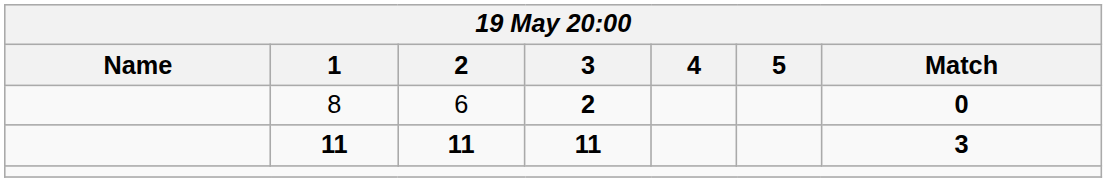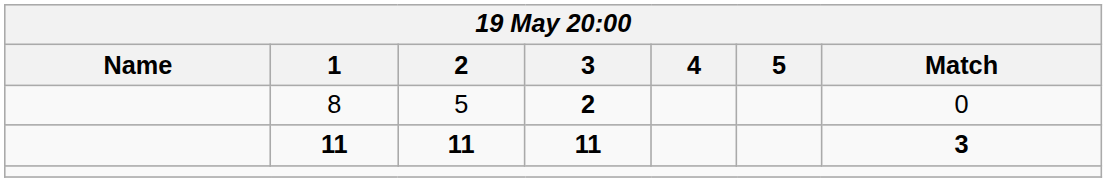(461, 104) 6 -> (461, 104) 5
(962, 104) bold -> (962, 104) normal
